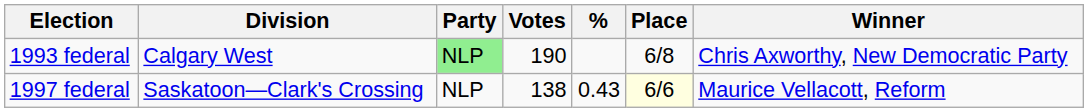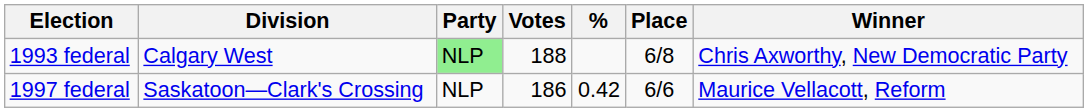(549, 55) 190 -> (549, 55) 188
(549, 90) 138 -> (549, 90) 186
(599, 90) 0.43 -> (599, 90) 0.42
(659, 90) lightyellow background -> (659, 90) no background
